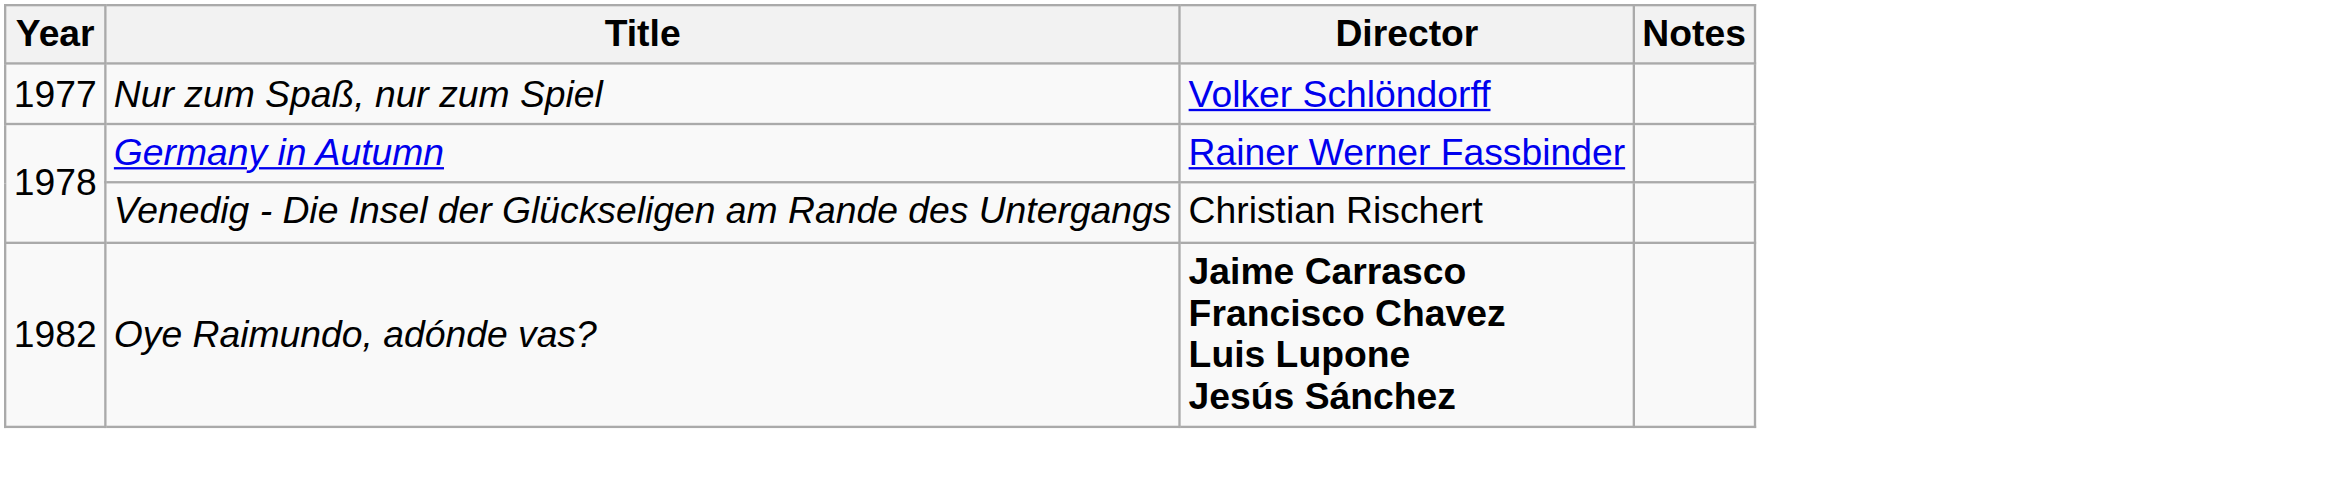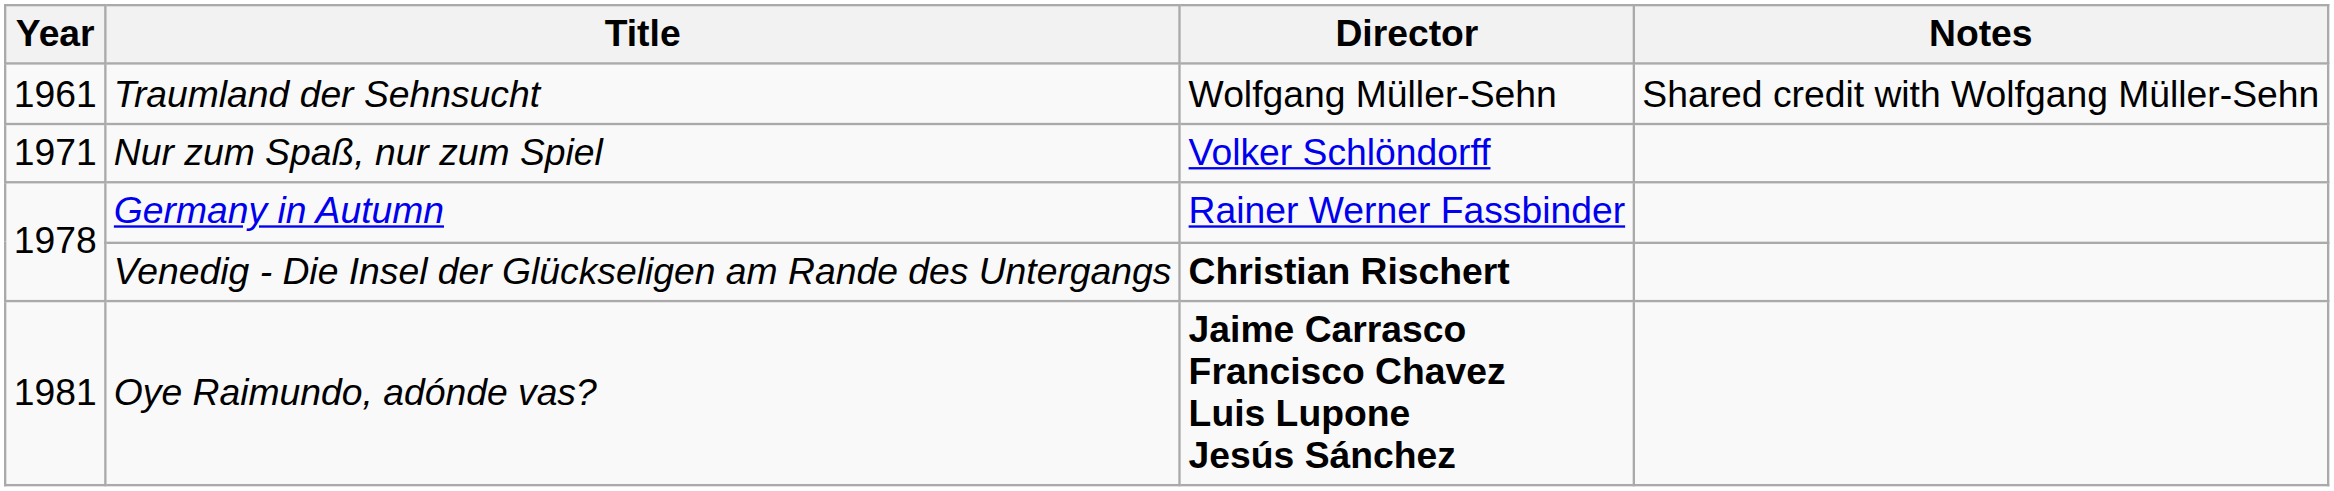+ row: (327, 93)
(55, 93) 1977 -> (55, 152) 1971
(1336, 211) normal -> (1349, 270) bold
(55, 333) 1982 -> (55, 392) 1981
